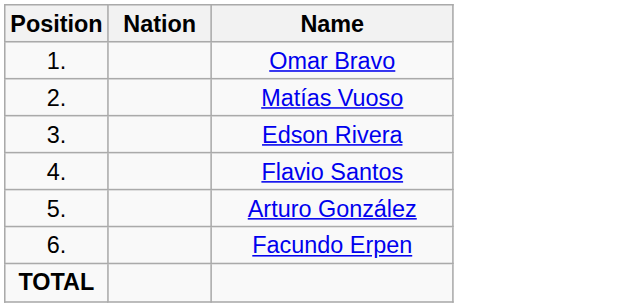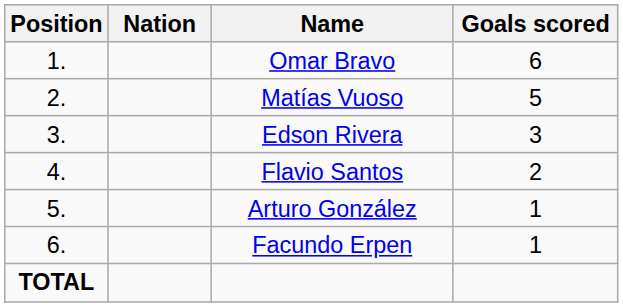+ column: (536, 23)
